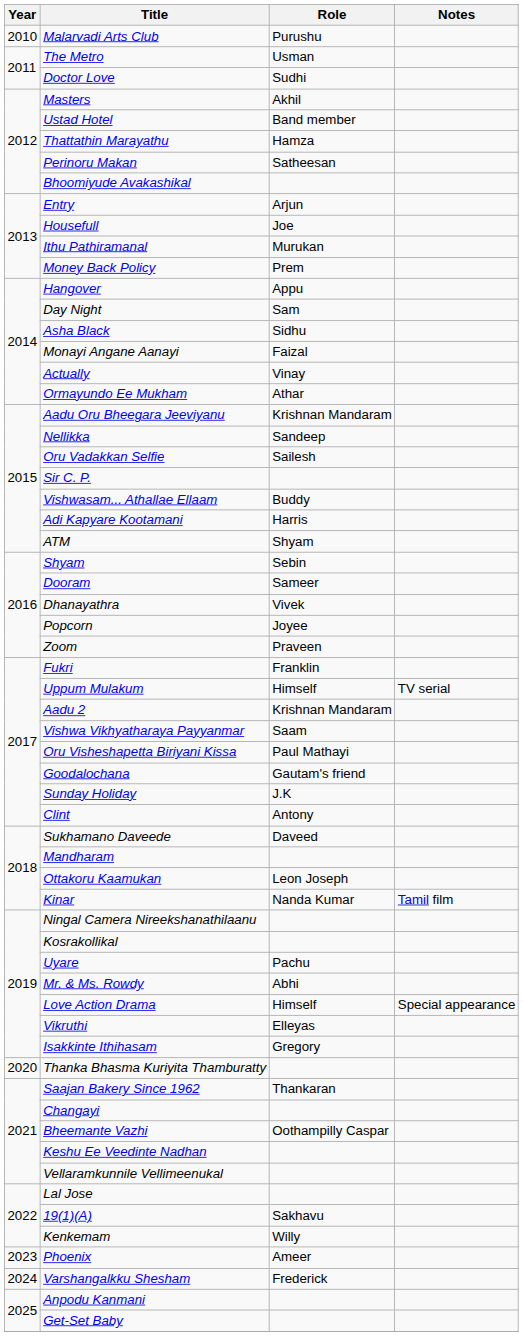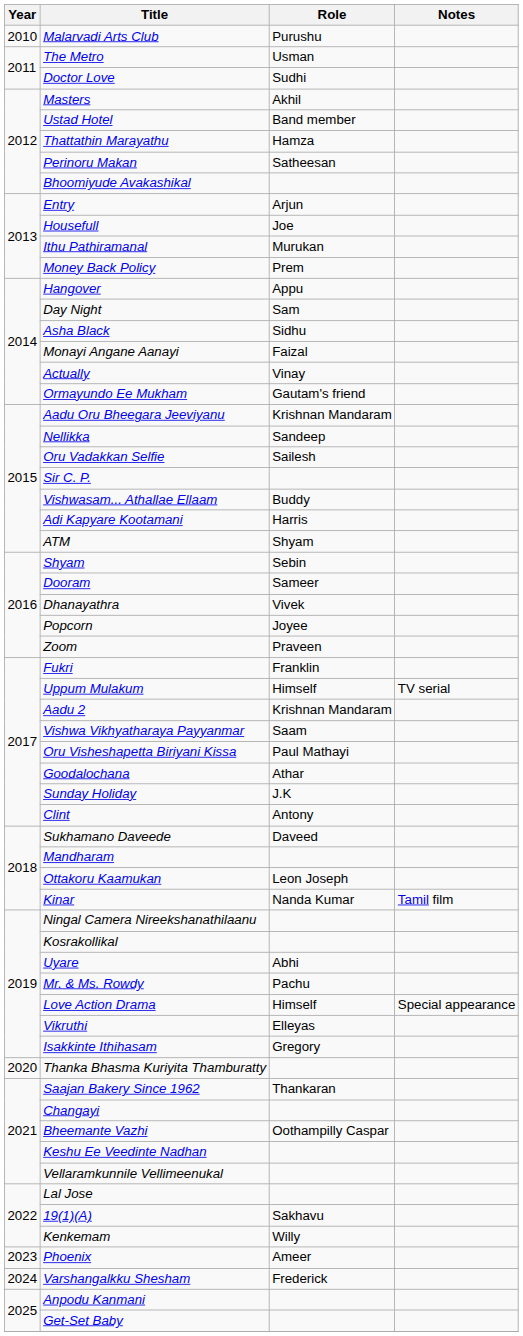(288, 394) Athar -> (319, 394) Gautam's friend
(319, 773) Gautam's friend -> (288, 773) Athar
(291, 962) Pachu -> (285, 962) Abhi
(285, 983) Abhi -> (291, 983) Pachu
